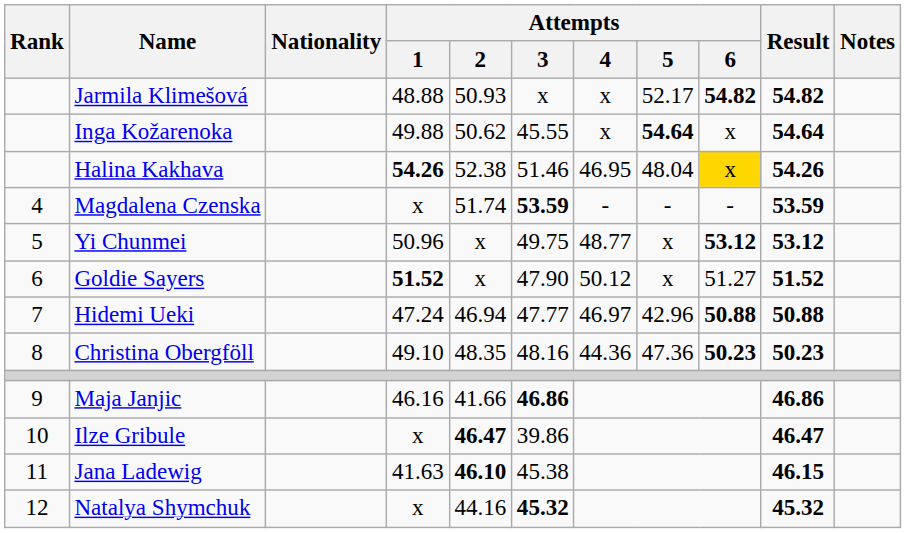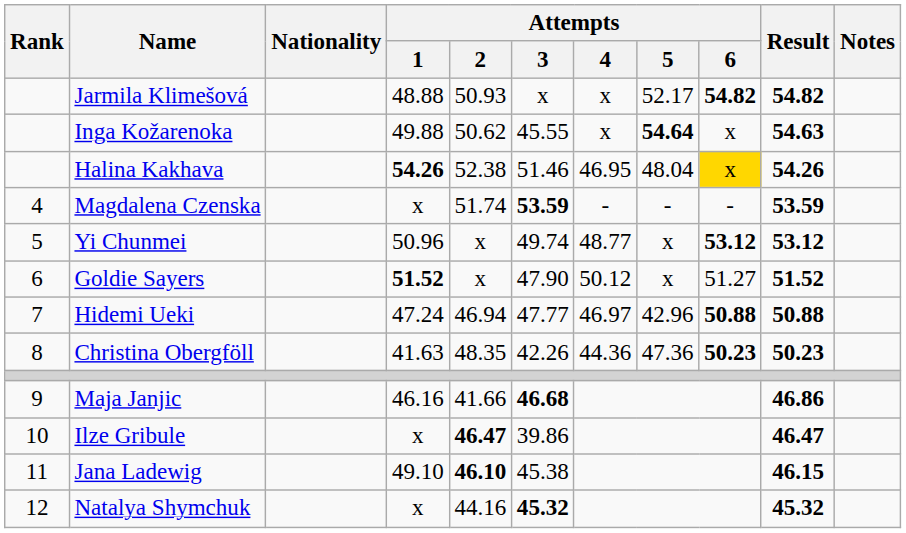(798, 132) 54.64 -> (798, 132) 54.63
(543, 242) 49.75 -> (543, 242) 49.74
(418, 351) 49.10 -> (418, 351) 41.63
(543, 351) 48.16 -> (543, 351) 42.26
(543, 398) 46.86 -> (543, 398) 46.68
(418, 471) 41.63 -> (418, 471) 49.10
